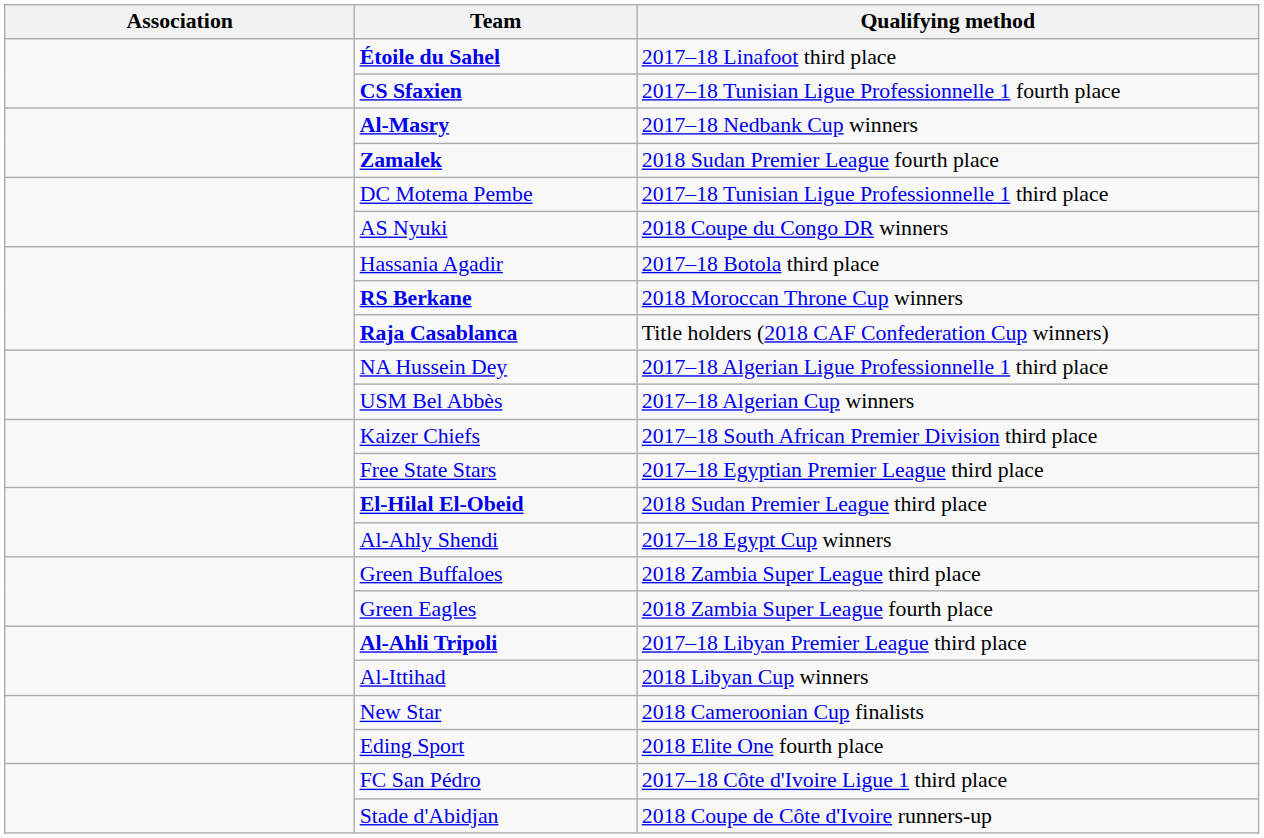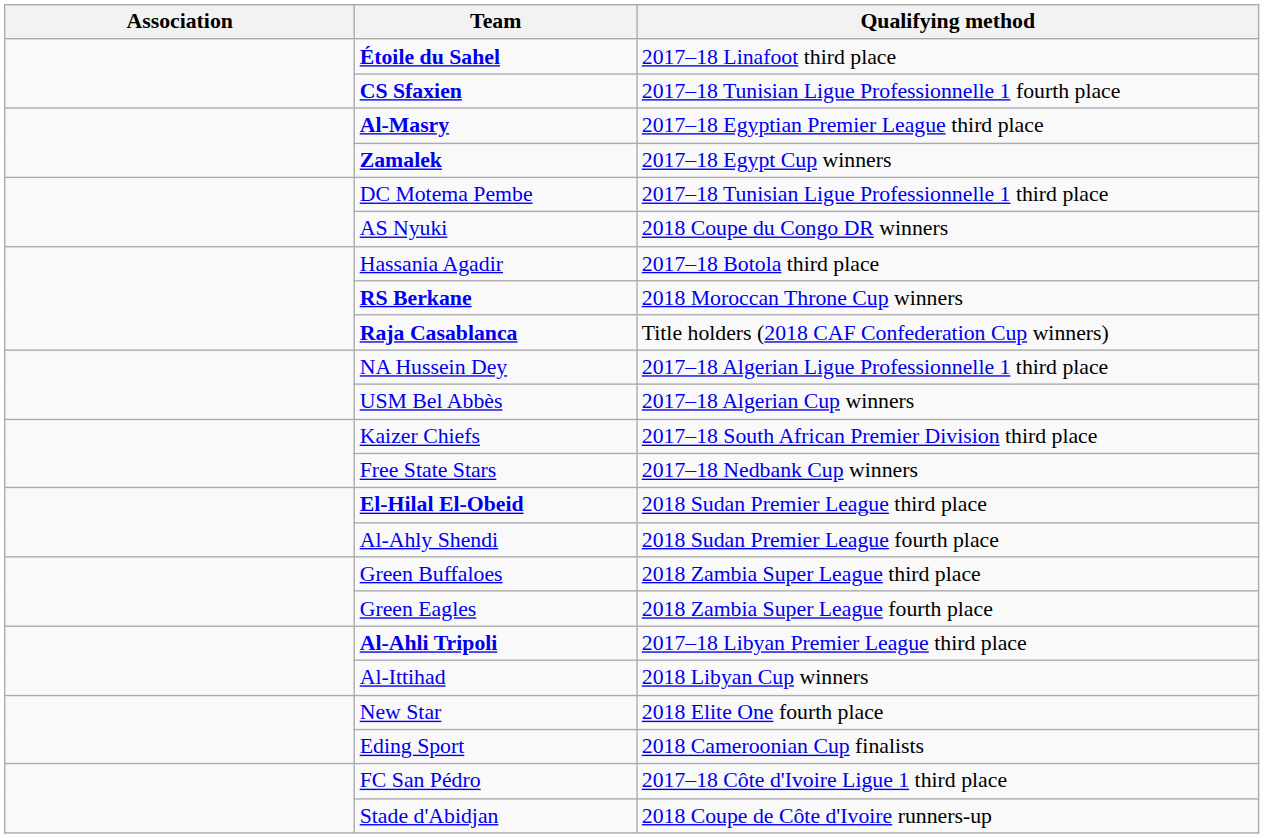(780, 125) 2017–18 Nedbank Cup winners -> (843, 125) 2017–18 Egyptian Premier League third place
(820, 159) 2018 Sudan Premier League fourth place -> (767, 159) 2017–18 Egypt Cup winners
(843, 470) 2017–18 Egyptian Premier League third place -> (780, 470) 2017–18 Nedbank Cup winners
(767, 539) 2017–18 Egypt Cup winners -> (820, 539) 2018 Sudan Premier League fourth place
(783, 711) 2018 Cameroonian Cup finalists -> (763, 711) 2018 Elite One fourth place
(763, 746) 2018 Elite One fourth place -> (783, 746) 2018 Cameroonian Cup finalists
